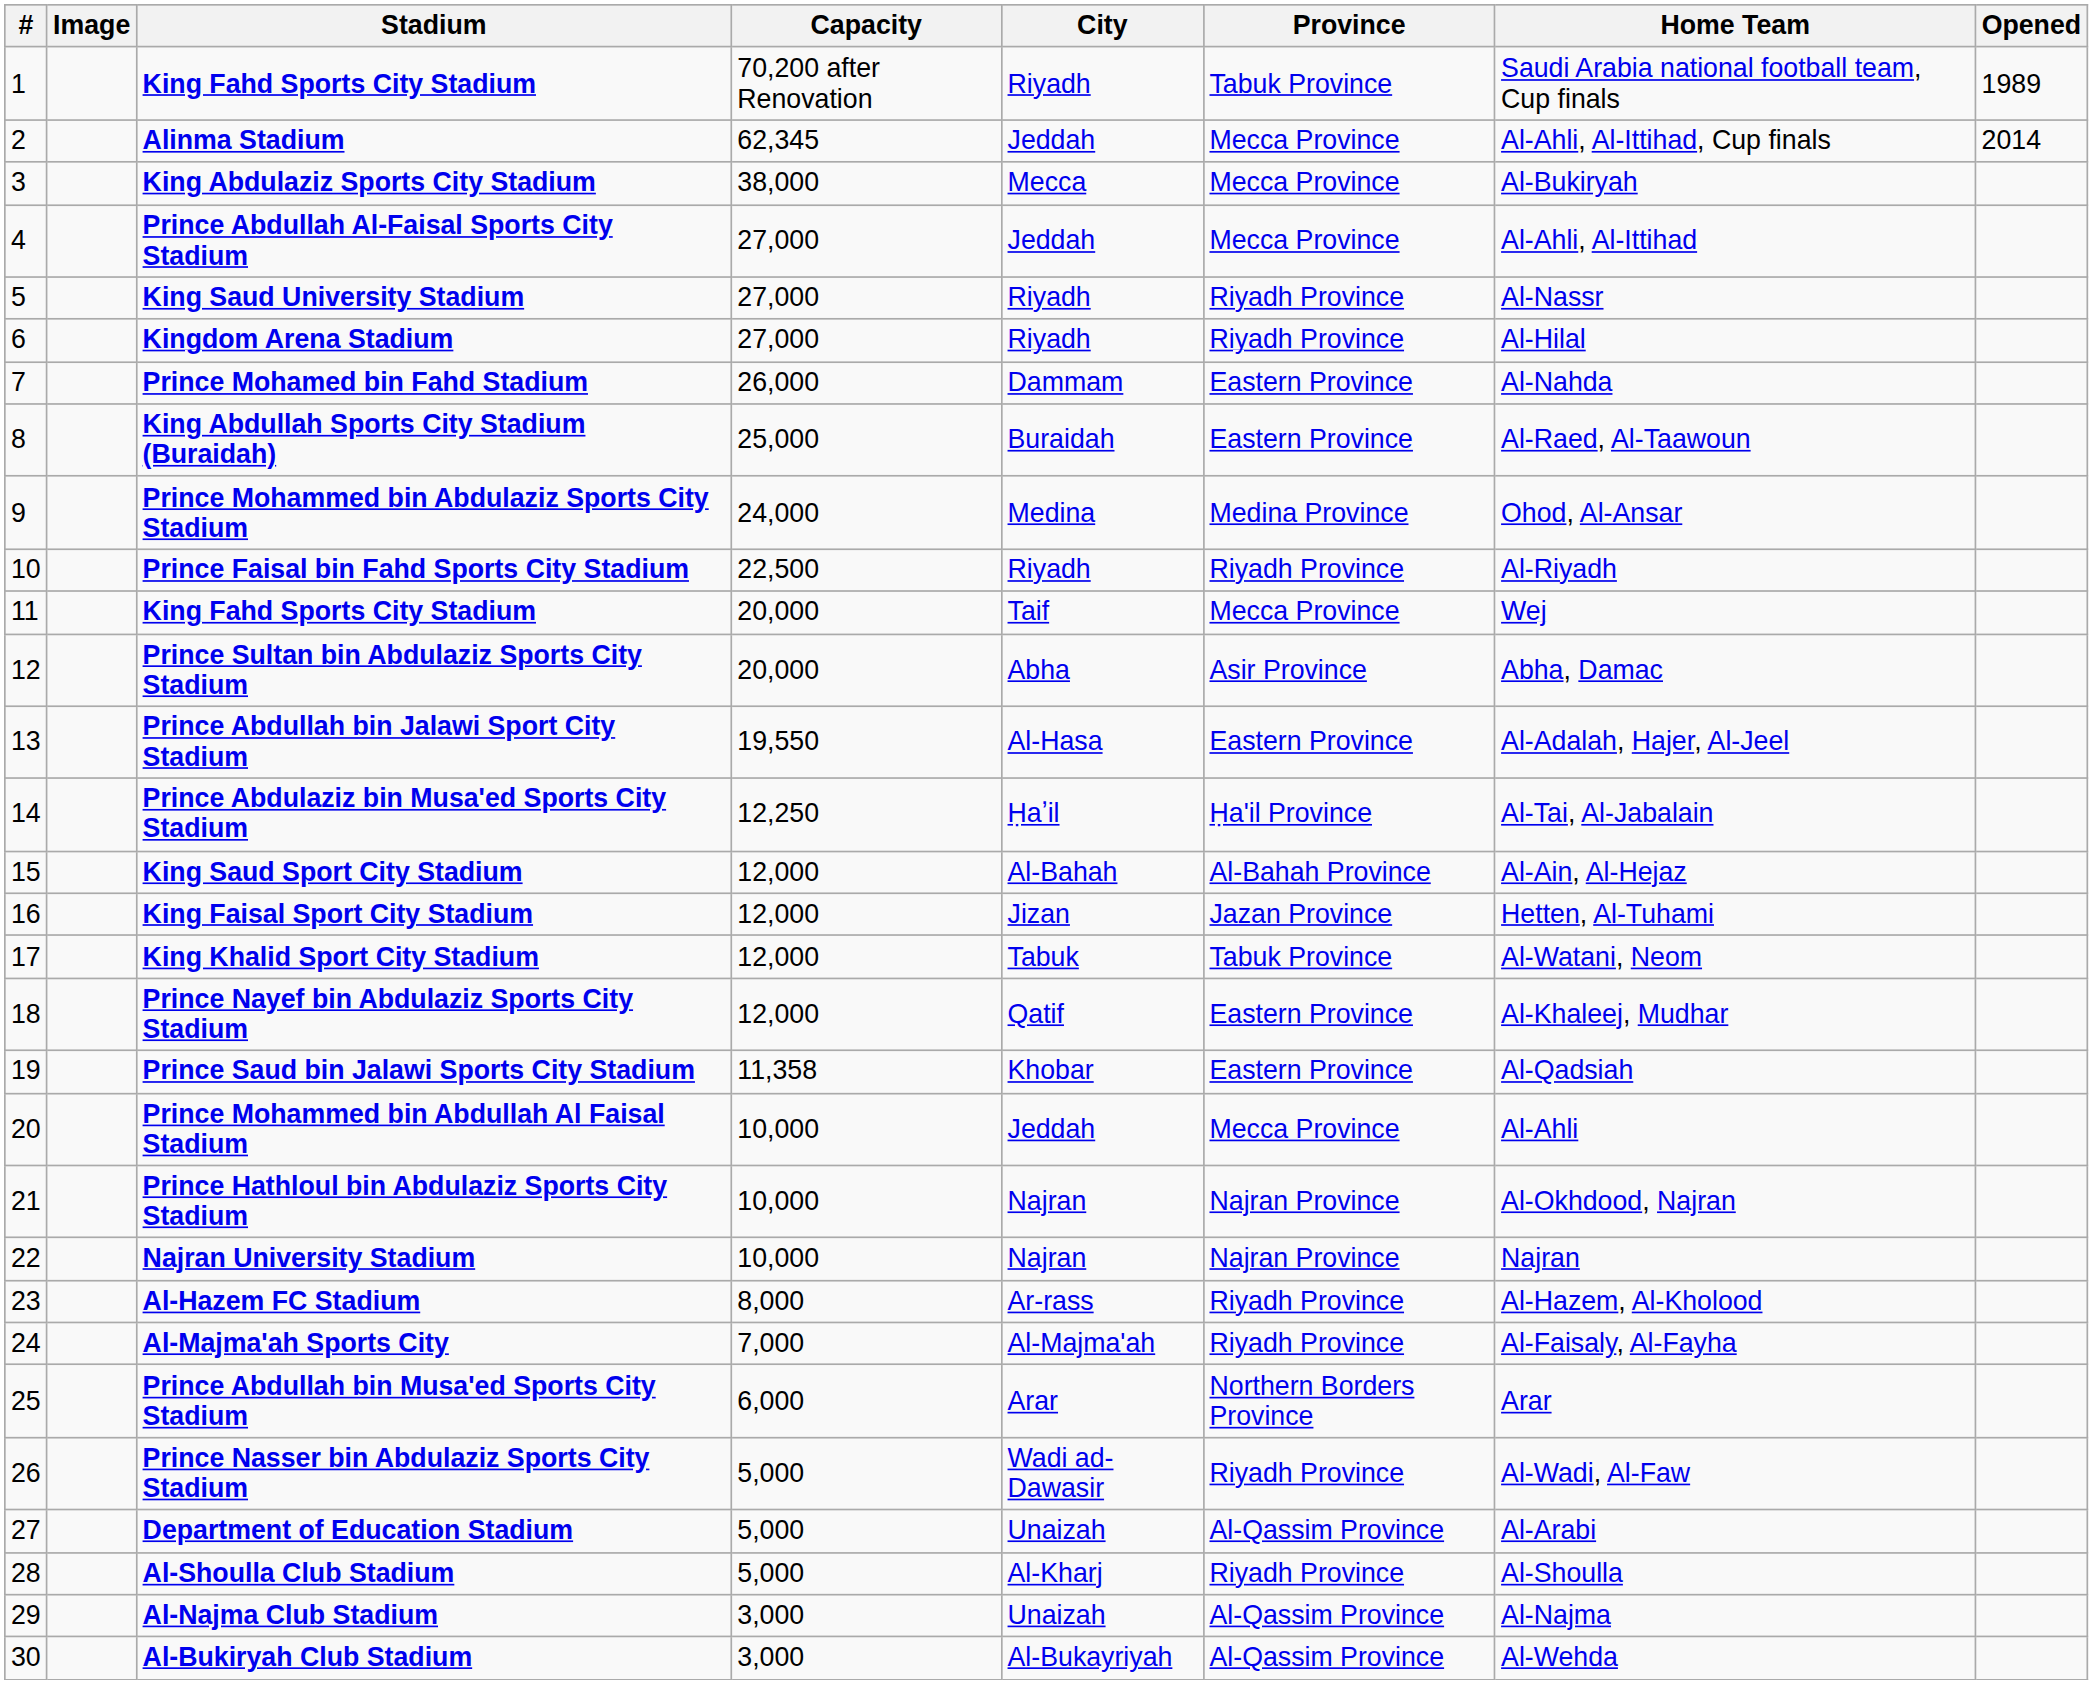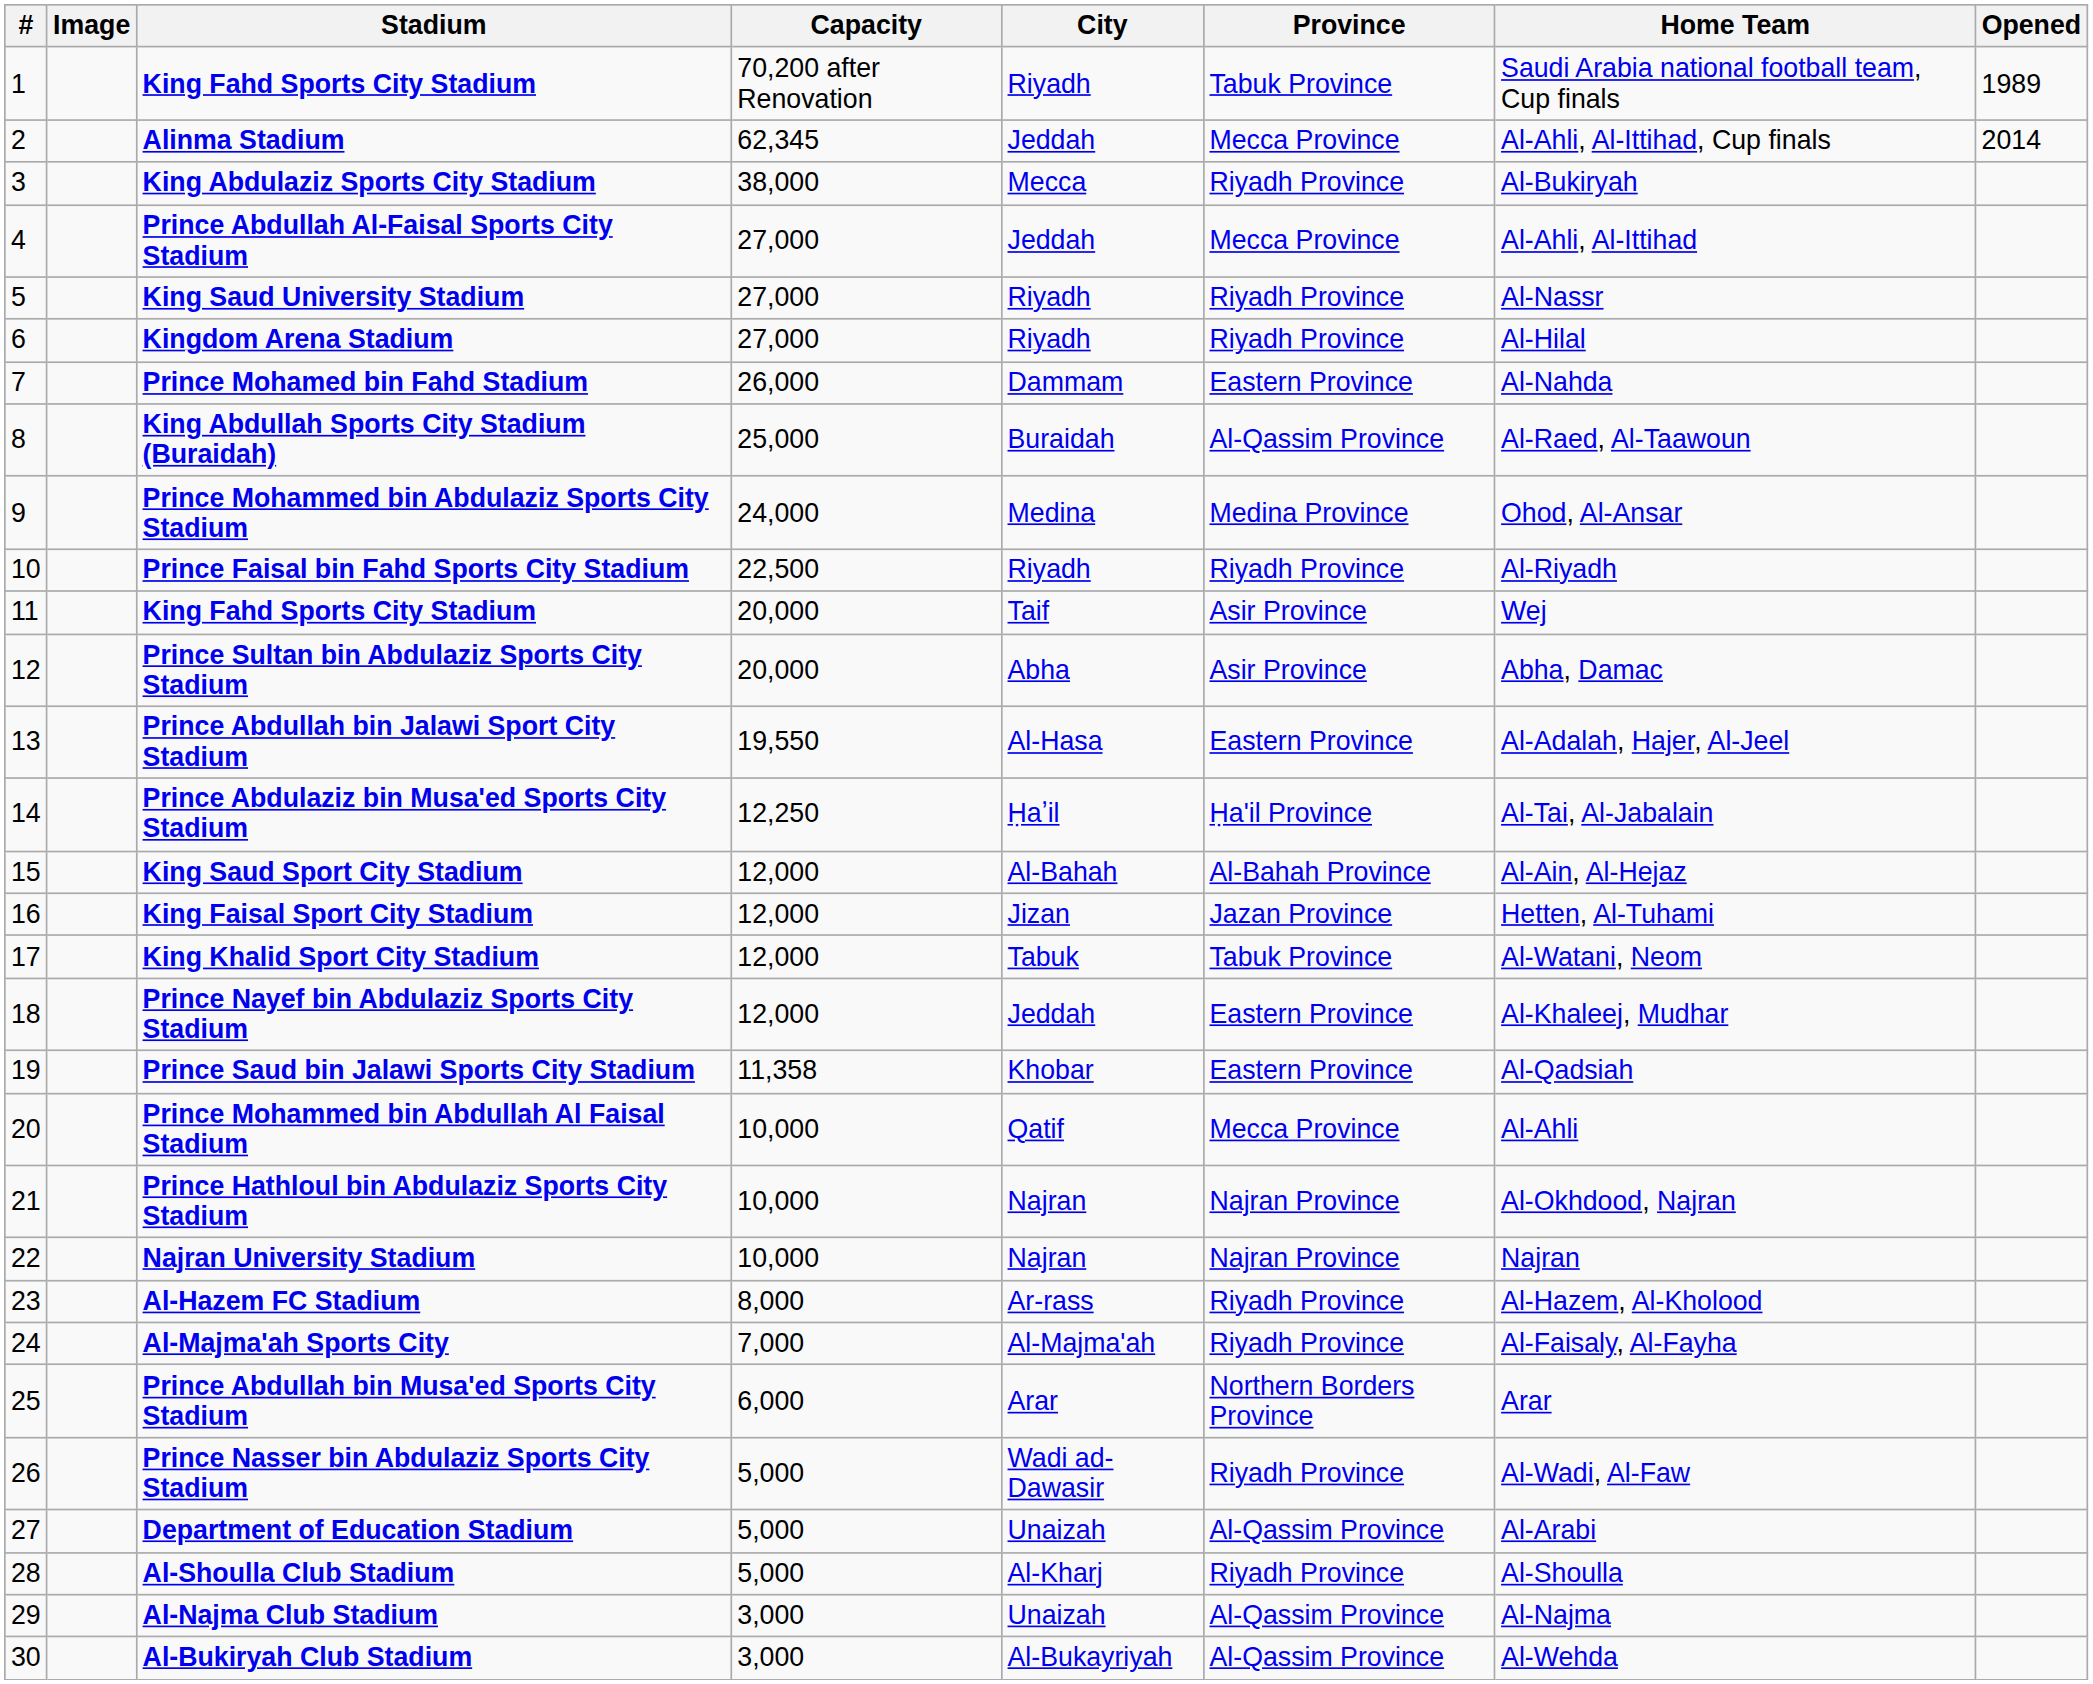(1305, 182) Mecca Province -> (1307, 182) Riyadh Province
(1311, 439) Eastern Province -> (1327, 439) Al-Qassim Province
(1305, 612) Mecca Province -> (1288, 612) Asir Province
(1036, 1013) Qatif -> (1051, 1013) Jeddah
(1051, 1128) Jeddah -> (1036, 1128) Qatif
